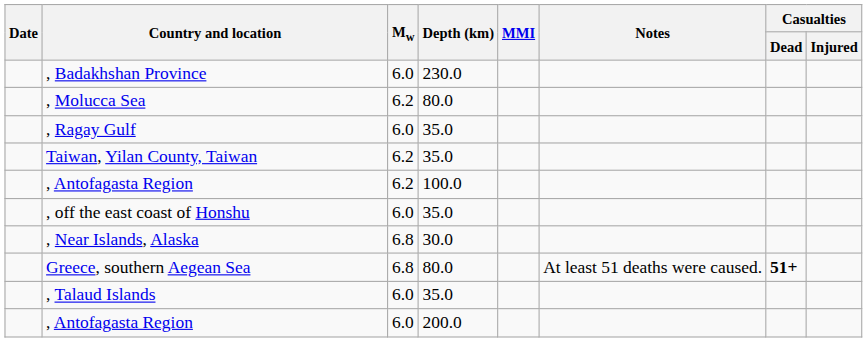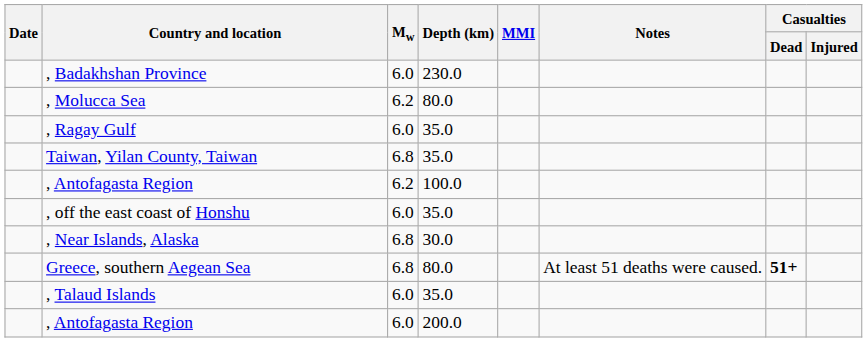(403, 156) 6.2 -> (403, 156) 6.8
